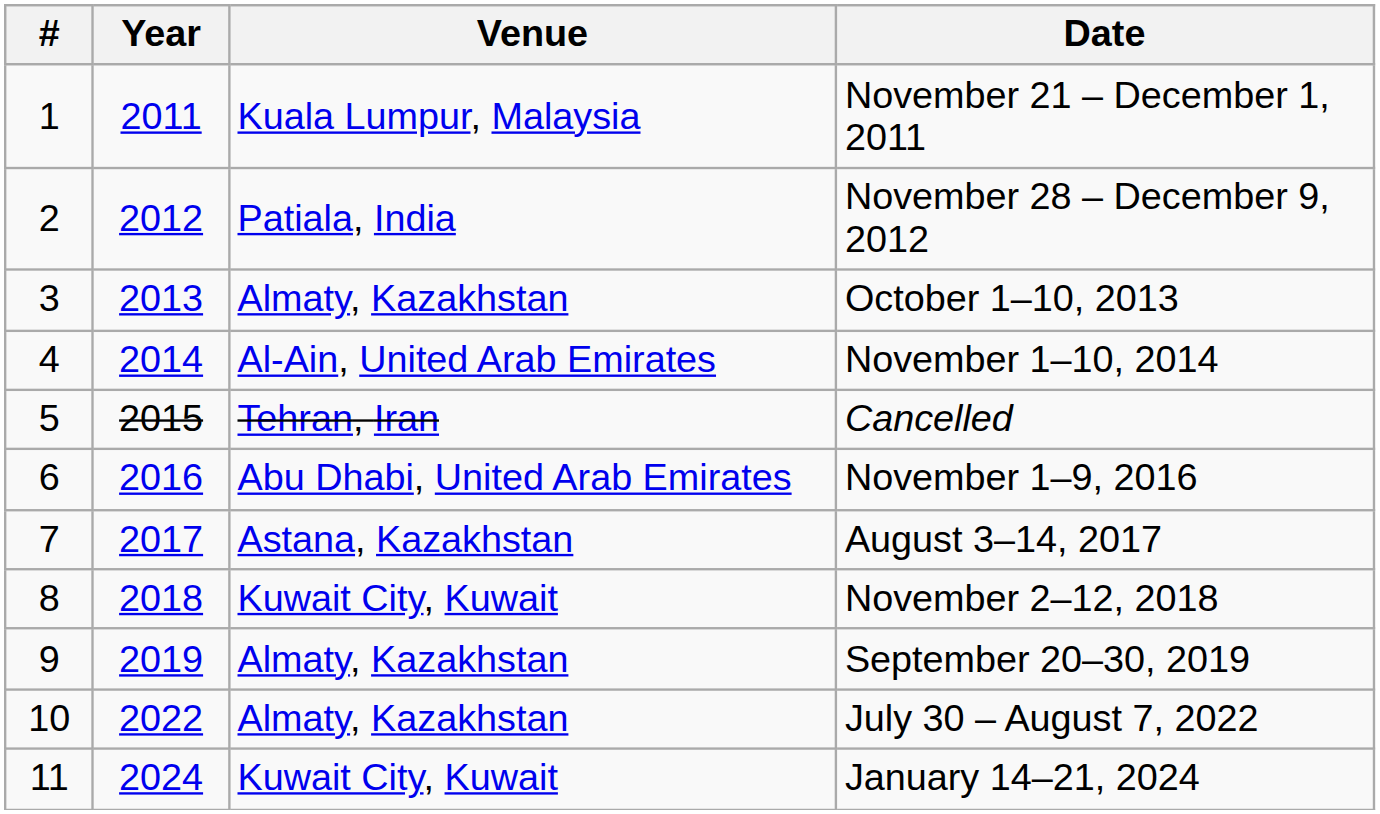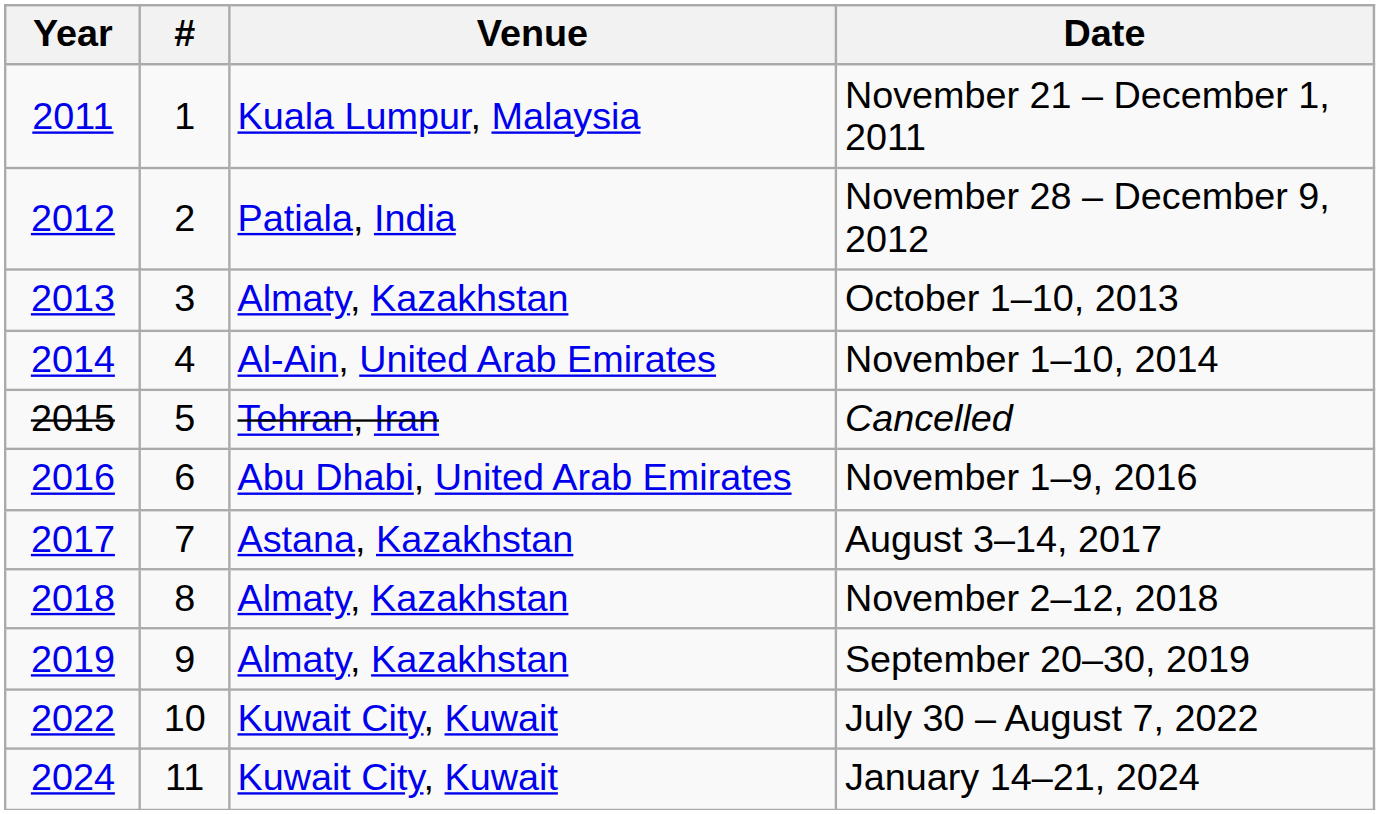columns swapped: (49, 34) <-> (161, 34)
(398, 598) Kuwait City, Kuwait -> (403, 598) Almaty, Kazakhstan
(403, 718) Almaty, Kazakhstan -> (398, 718) Kuwait City, Kuwait
